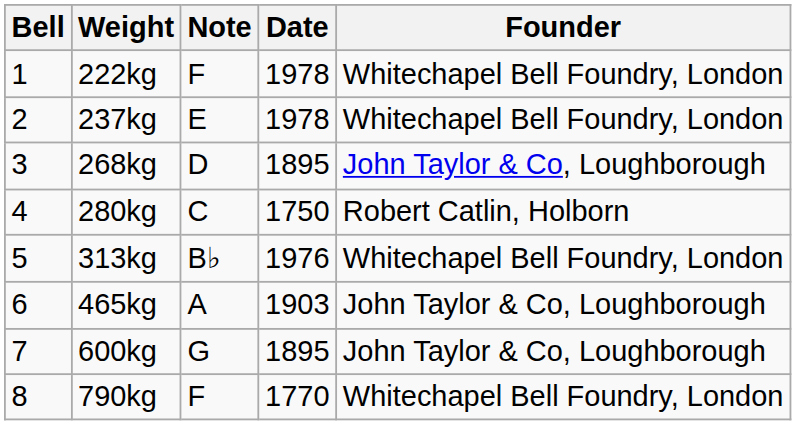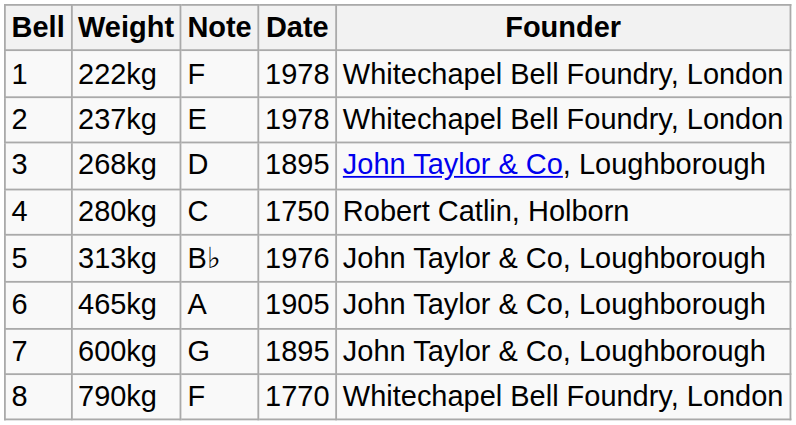(563, 258) Whitechapel Bell Foundry, London -> (554, 258) John Taylor & Co, Loughborough
(297, 304) 1903 -> (297, 304) 1905
